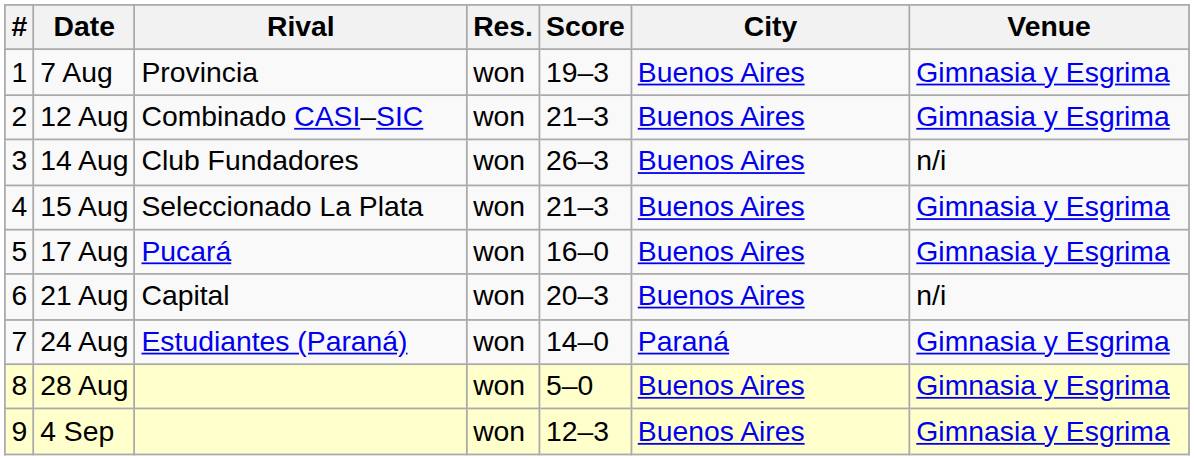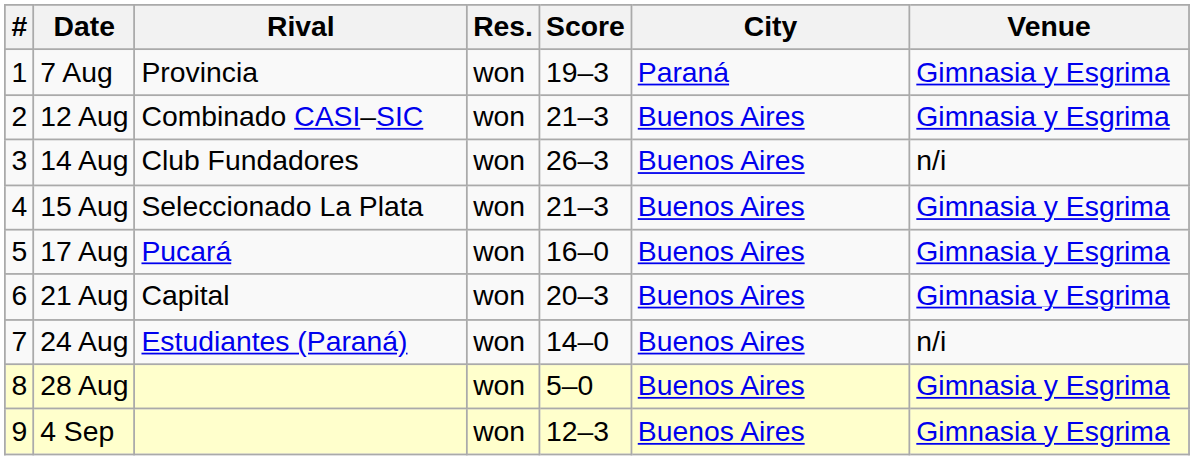(721, 71) Buenos Aires -> (683, 71) Paraná
(931, 296) n/i -> (1043, 296) Gimnasia y Esgrima
(683, 341) Paraná -> (721, 341) Buenos Aires
(1043, 341) Gimnasia y Esgrima -> (931, 341) n/i
